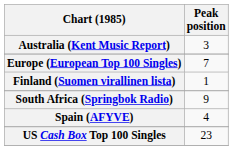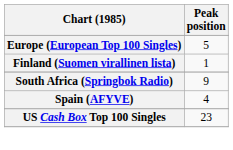- row: (94, 44)
(206, 63) 7 -> (206, 44) 5
